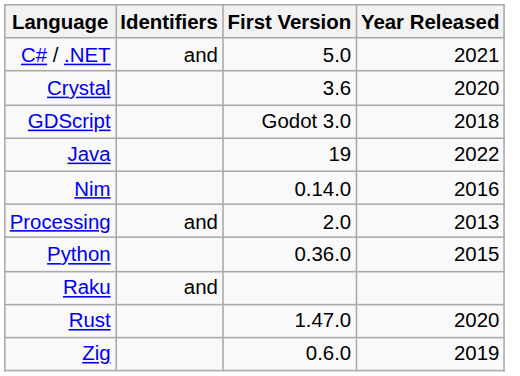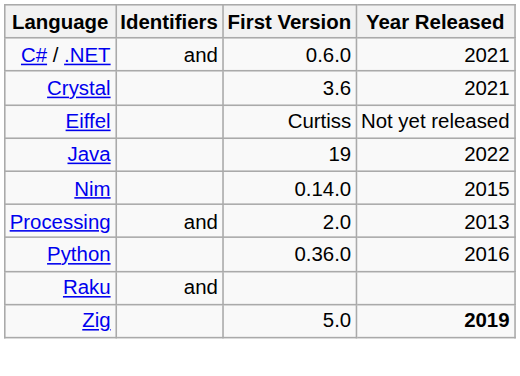(337, 55) 5.0 -> (329, 55) 0.6.0
(477, 88) 2020 -> (487, 88) 2021
+ row: (88, 121)
- row: (69, 121)
(477, 188) 2016 -> (487, 188) 2015
(477, 254) 2015 -> (487, 254) 2016
- row: (90, 321)
(329, 354) 0.6.0 -> (337, 321) 5.0
(477, 354) normal -> (487, 321) bold
